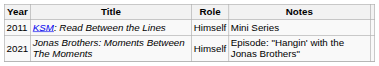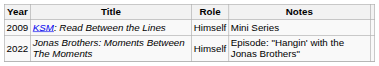(17, 27) 2011 -> (17, 27) 2009
(17, 48) 2021 -> (17, 48) 2022
